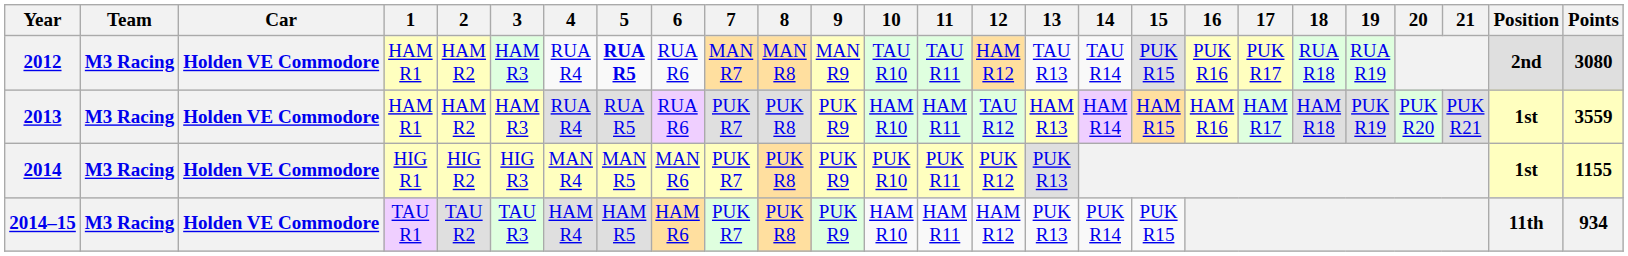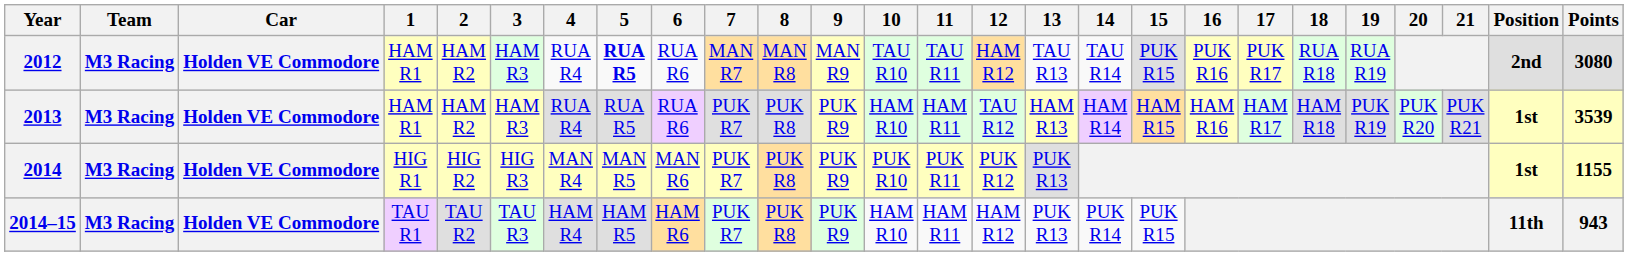(1593, 116) 3559 -> (1593, 116) 3539
(1593, 223) 934 -> (1593, 223) 943
